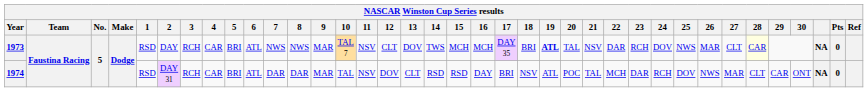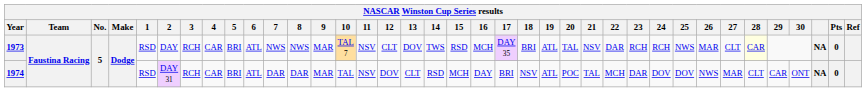(459, 47) MCH -> (459, 47) RSD
(550, 47) bold -> (550, 47) normal
(662, 47) DOV -> (661, 47) RCH
(459, 74) RSD -> (459, 74) MCH
(662, 74) RCH -> (661, 74) DOV
